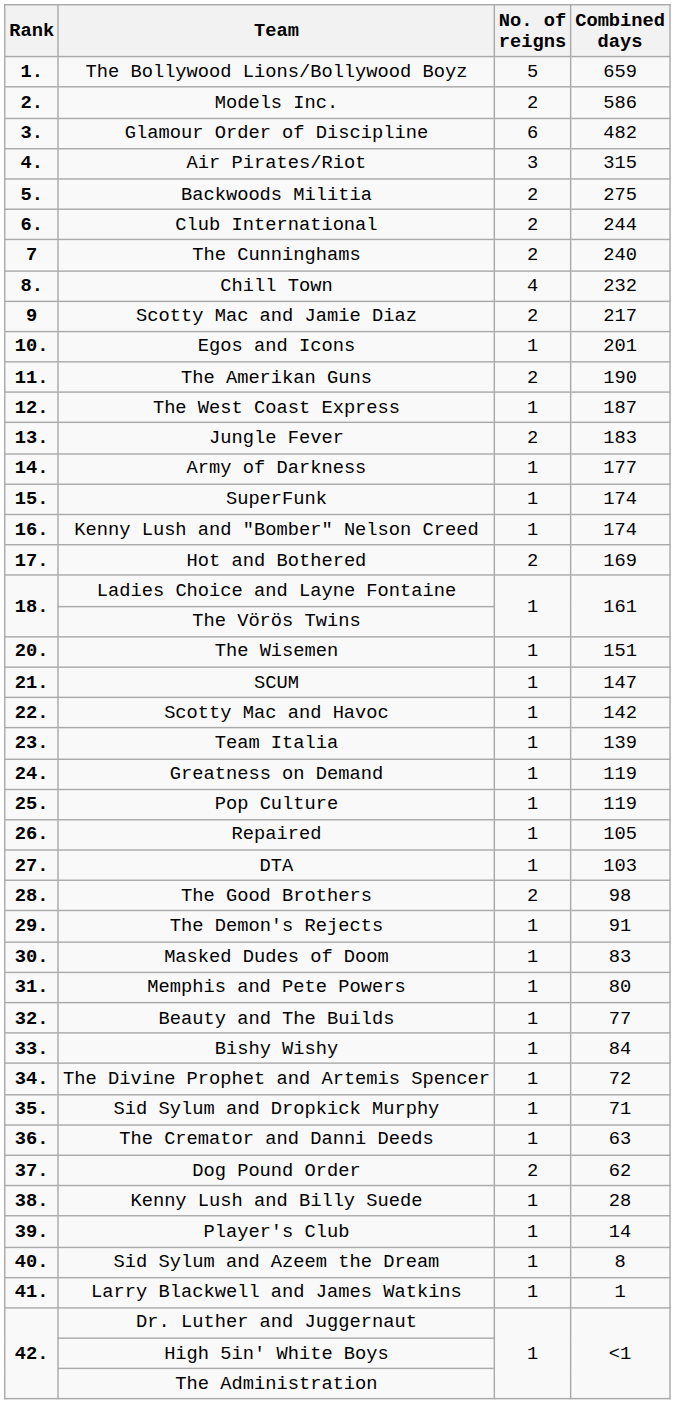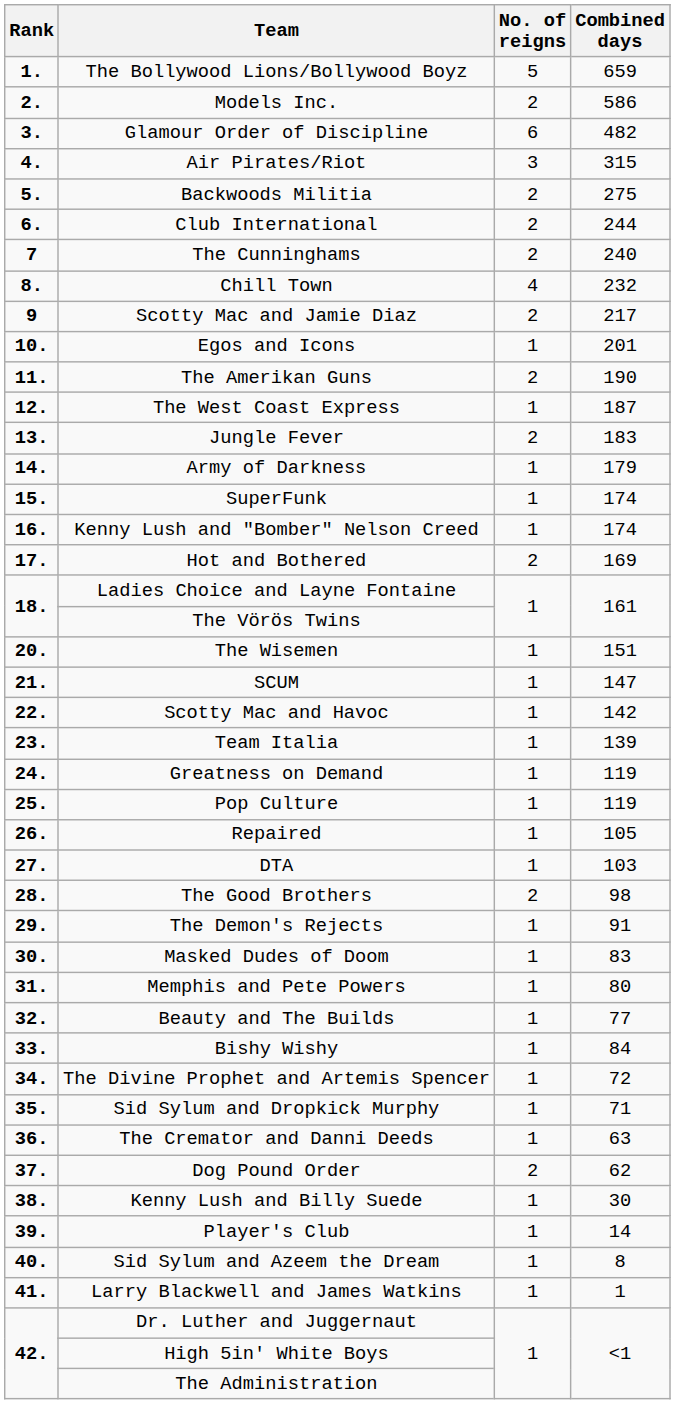(620, 469) 177 -> (620, 469) 179
(620, 1201) 28 -> (620, 1201) 30
